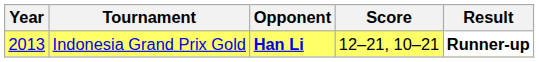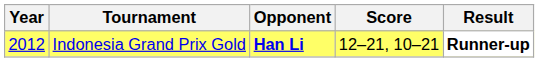(27, 44) 2013 -> (27, 44) 2012
